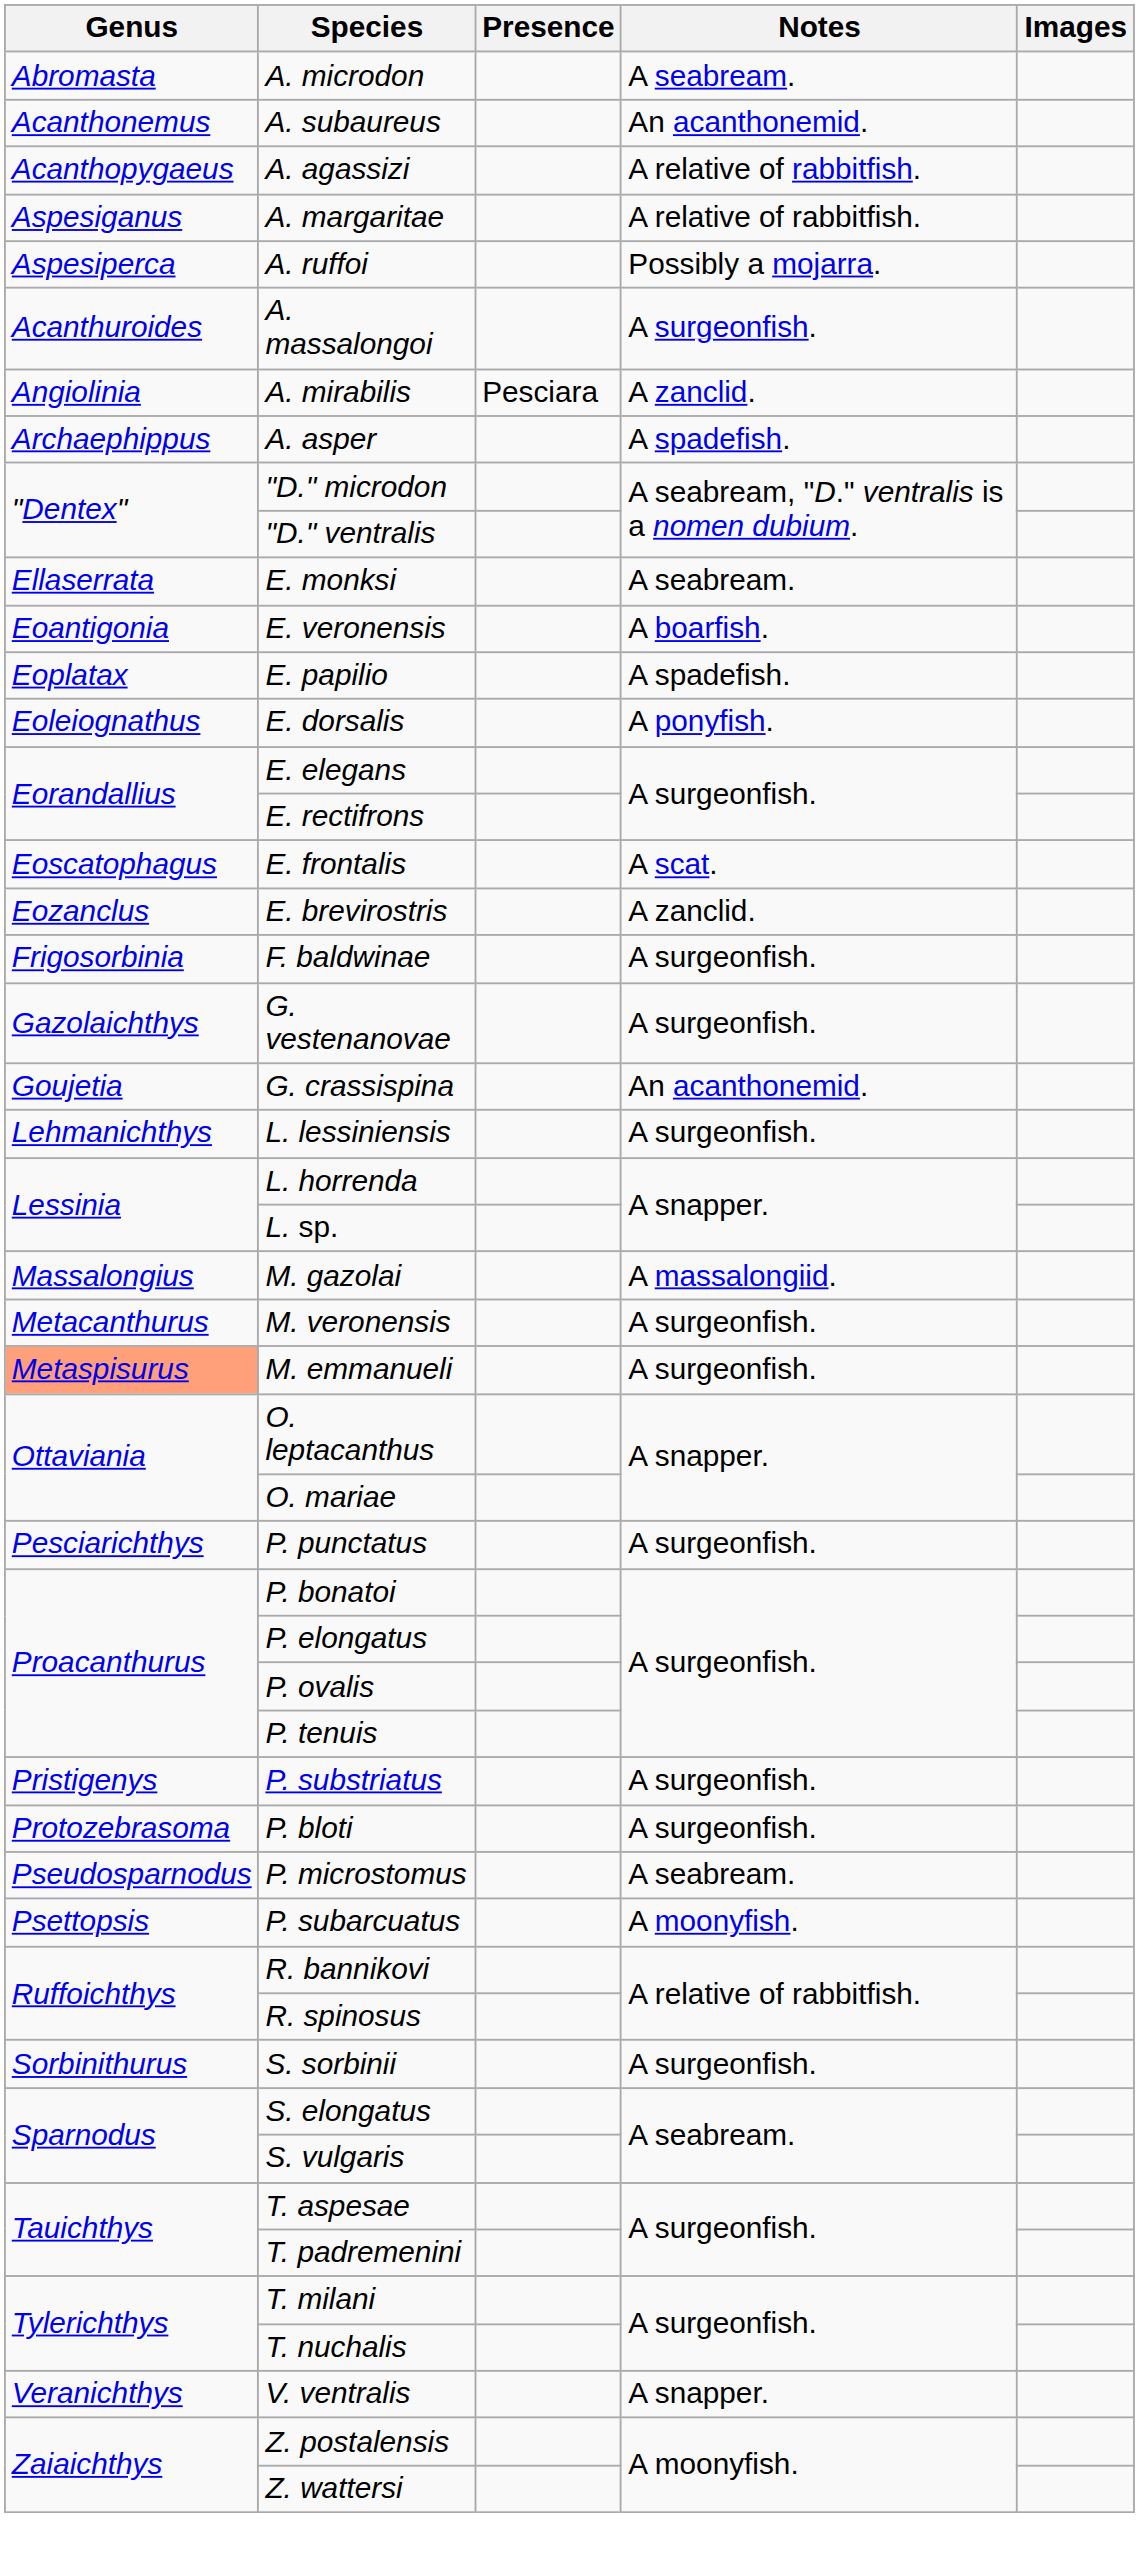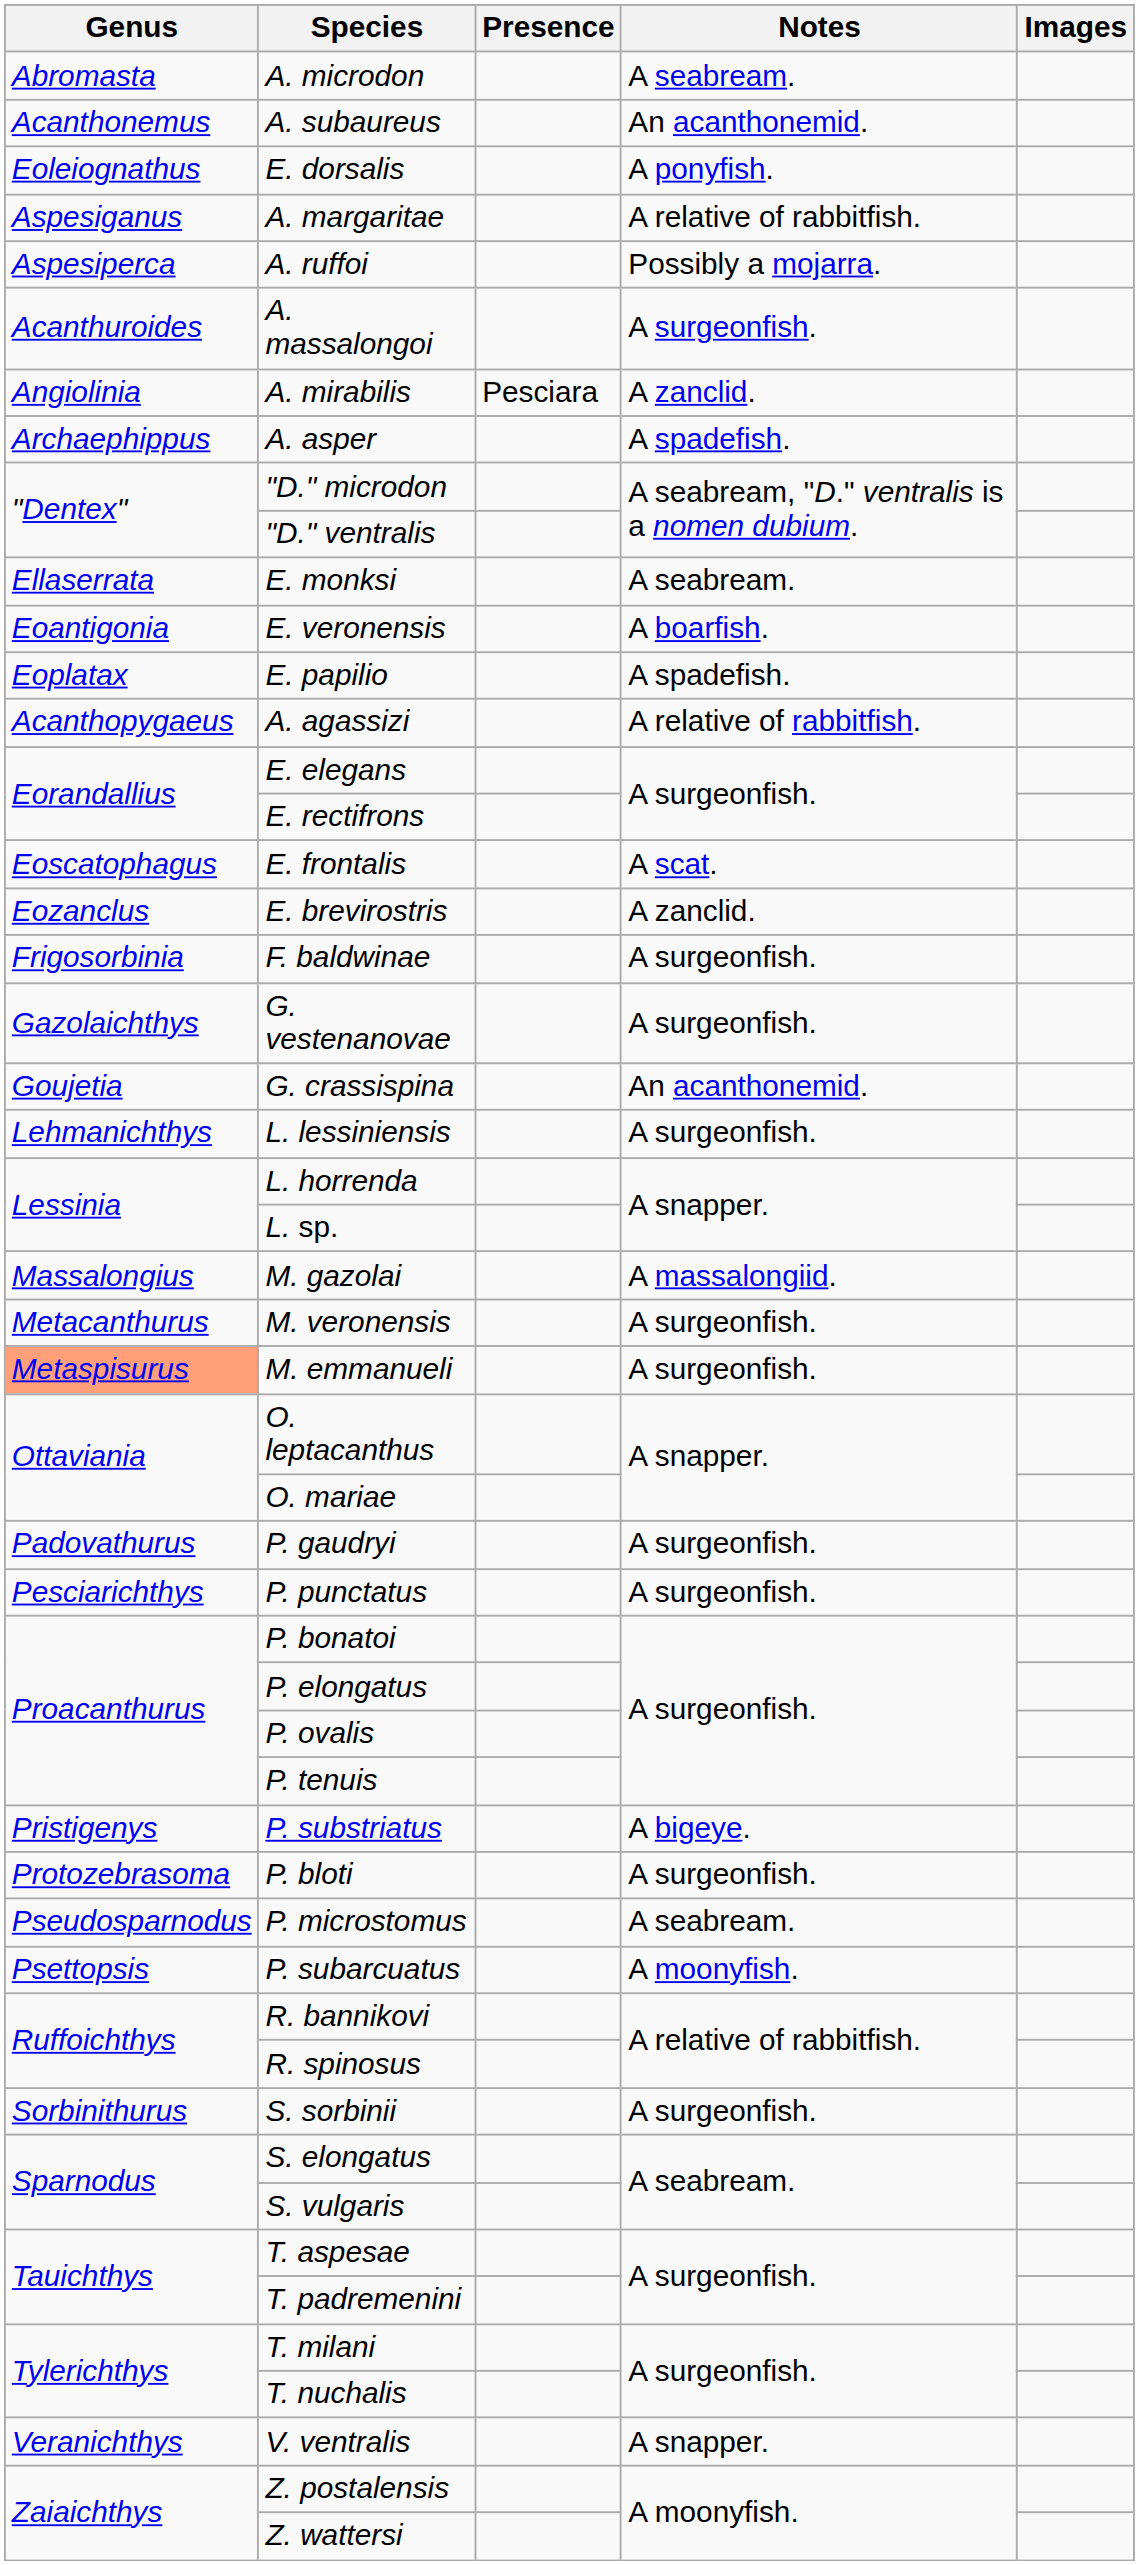rows swapped: (337, 169) <-> (335, 722)
+ row: (331, 1544)
(723, 1780) A surgeonfish. -> (690, 1827) A bigeye.
